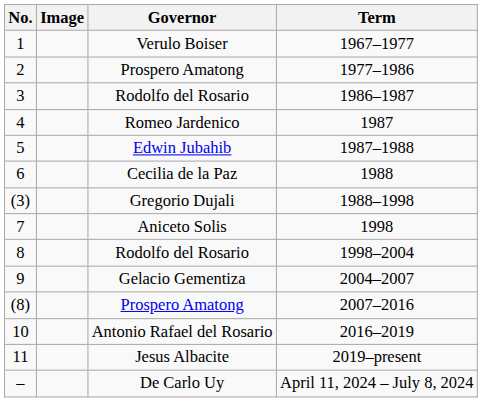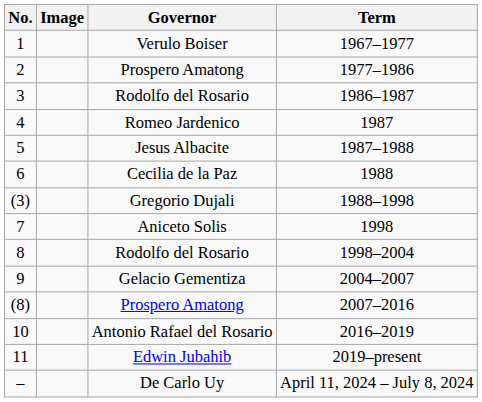(182, 148) Edwin Jubahib -> (182, 148) Jesus Albacite
(182, 357) Jesus Albacite -> (182, 357) Edwin Jubahib
